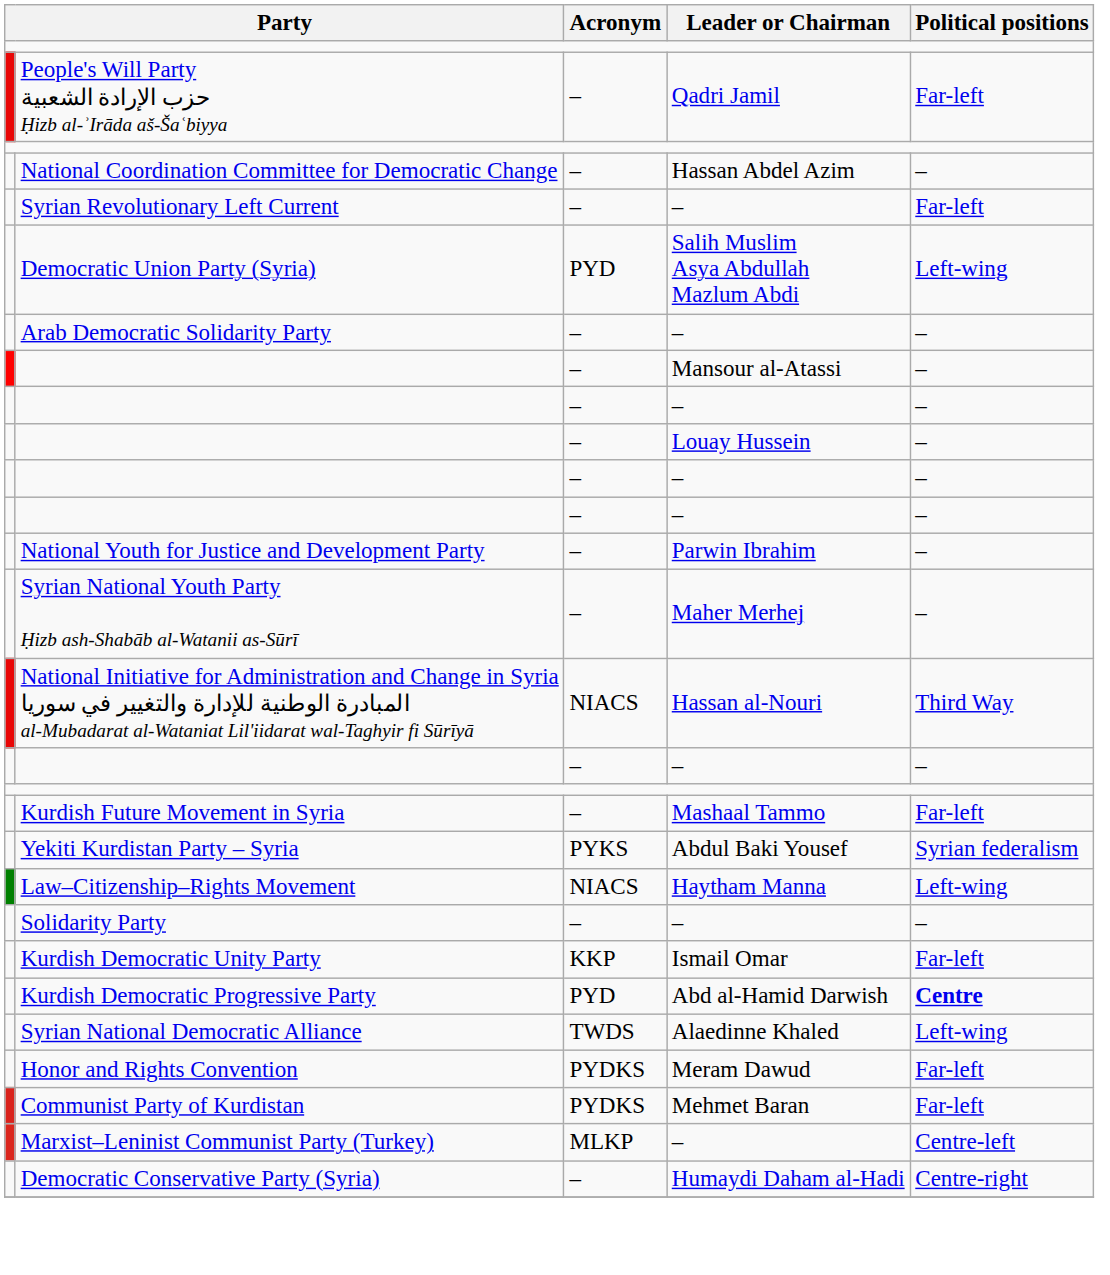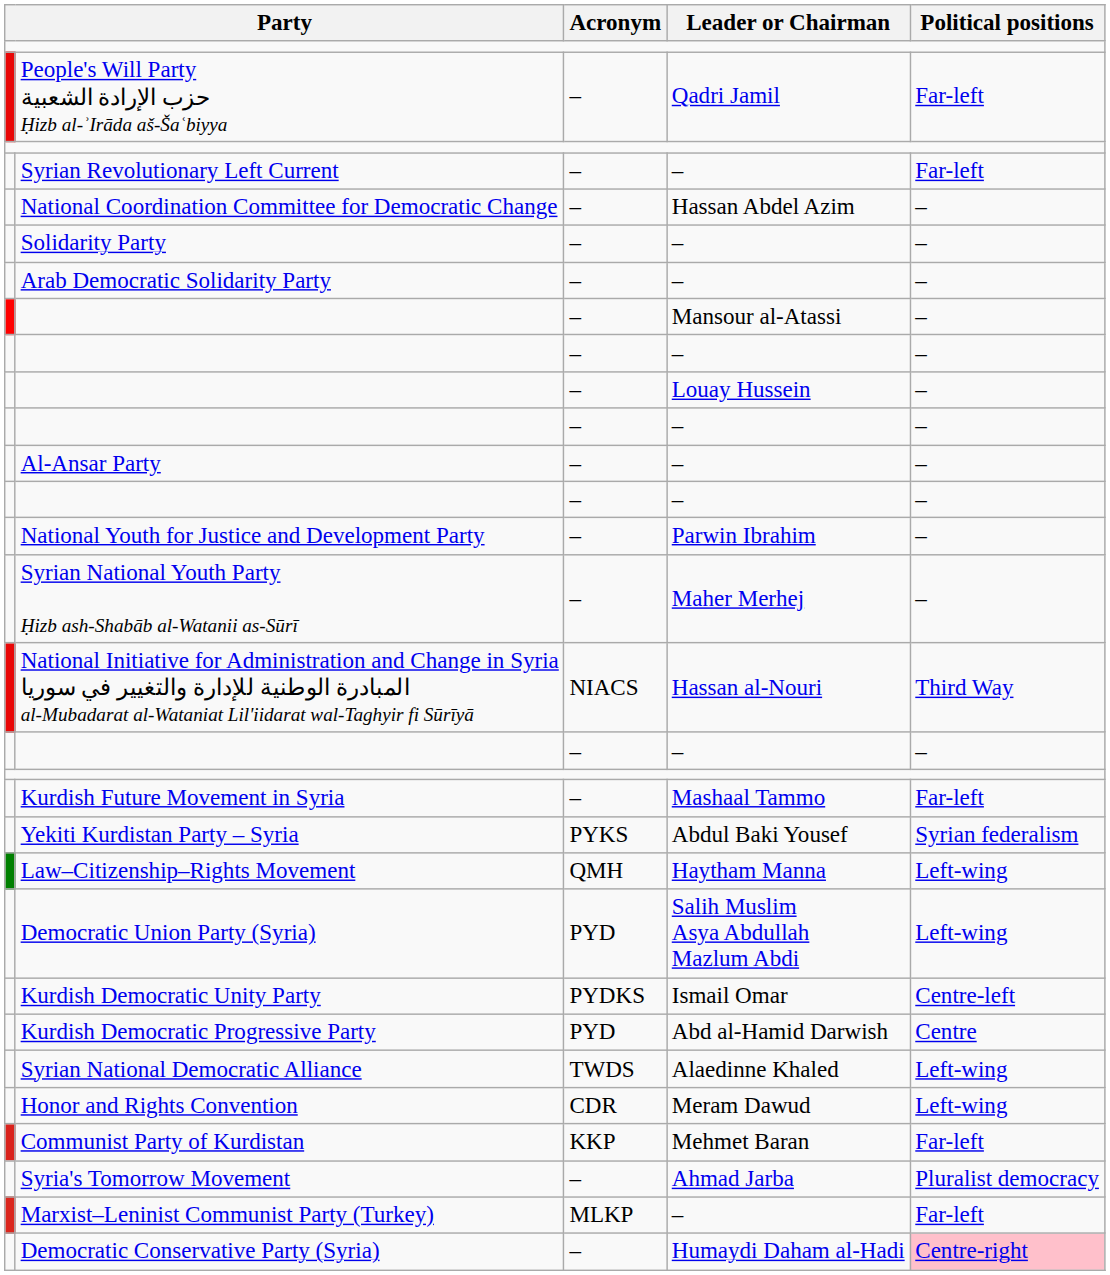rows swapped: (180, 206) <-> (289, 170)
rows swapped: (93, 922) <-> (168, 269)
+ row: (91, 462)
(604, 886) NIACS -> (596, 870) QMH
(592, 959) KKP -> (607, 995) PYDKS
(950, 959) Far-left -> (965, 995) Centre-left
(949, 995) bold -> (946, 1032) normal
(607, 1068) PYDKS -> (593, 1105) CDR
(950, 1068) Far-left -> (961, 1105) Left-wing
(607, 1105) PYDKS -> (592, 1141) KKP
+ row: (155, 1178)
(965, 1141) Centre-left -> (950, 1214) Far-left
(972, 1178) no background -> (972, 1251) pink background
